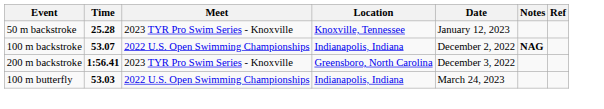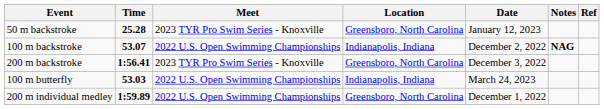(360, 29) Knoxville, Tennessee -> (404, 29) Greensboro, North Carolina
+ row: (60, 96)
